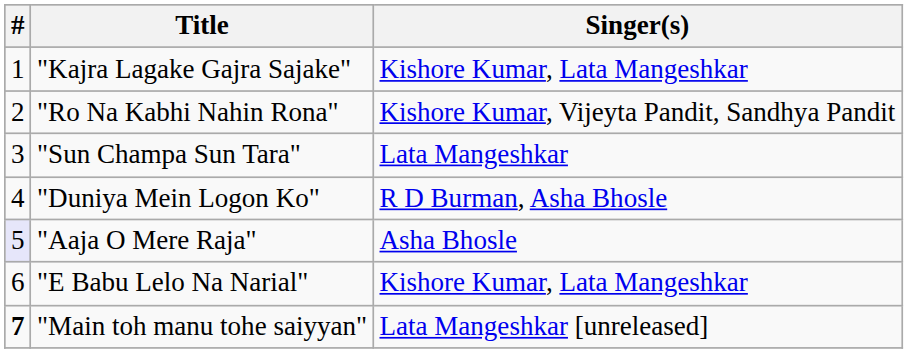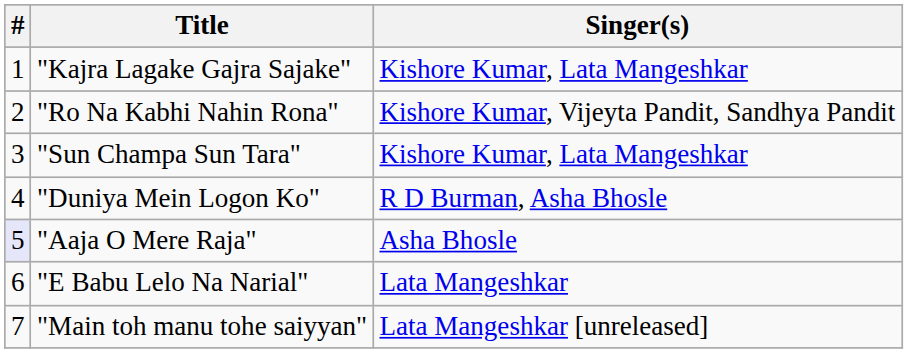(474, 154) Lata Mangeshkar -> (564, 154) Kishore Kumar, Lata Mangeshkar
(564, 283) Kishore Kumar, Lata Mangeshkar -> (474, 283) Lata Mangeshkar
(18, 326) bold -> (18, 326) normal
